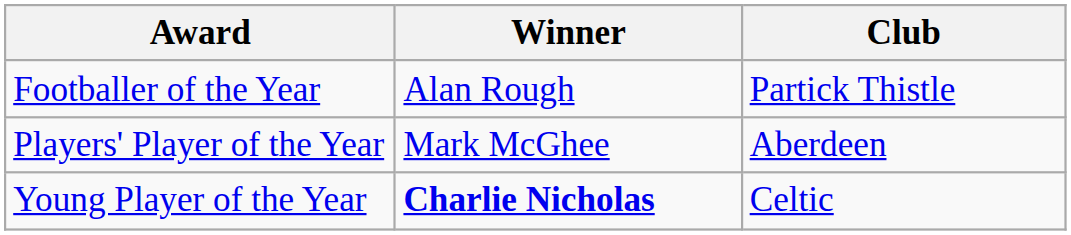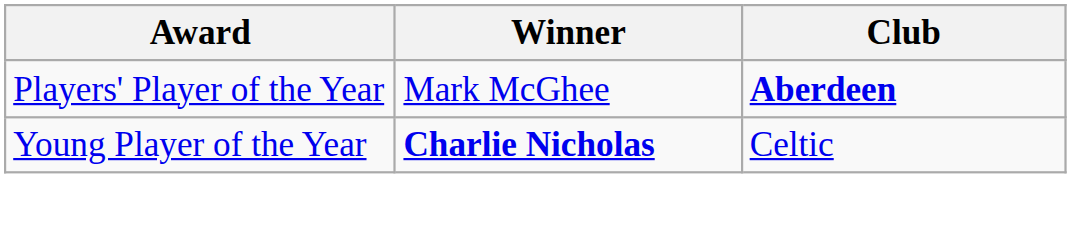- row: (167, 88)
(818, 144) normal -> (823, 88) bold
